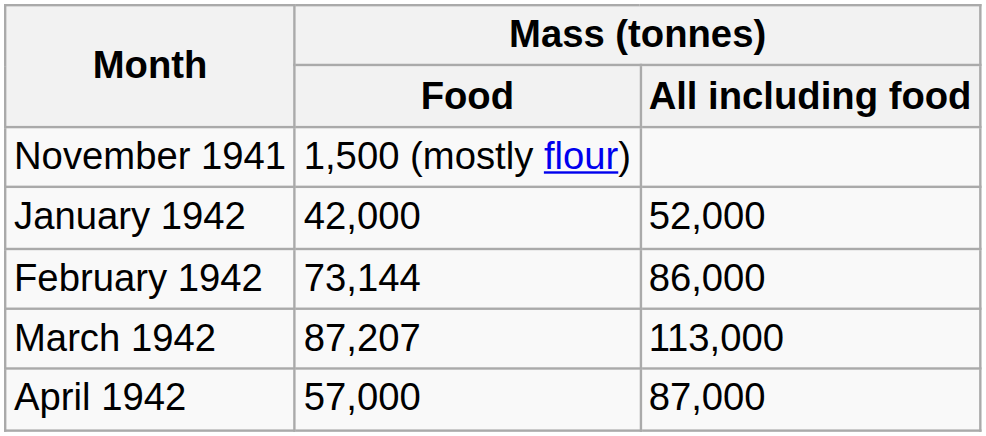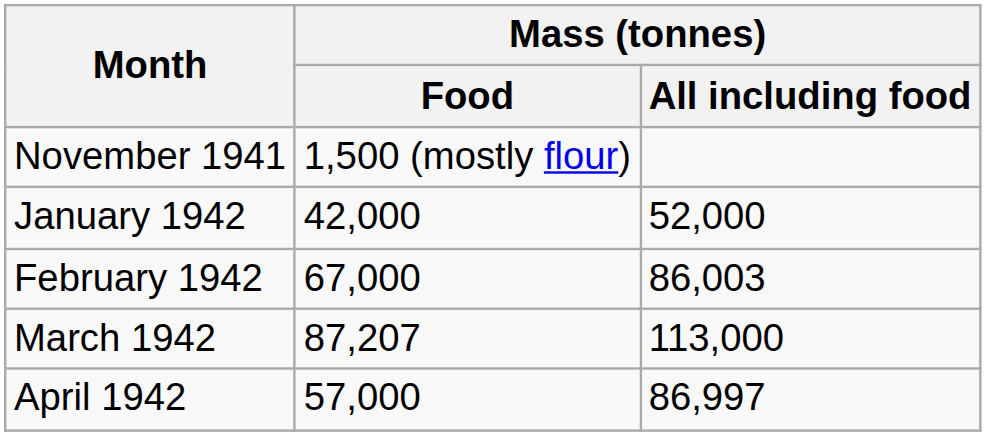(362, 277) 73,144 -> (362, 277) 67,000
(707, 277) 86,000 -> (707, 277) 86,003
(707, 398) 87,000 -> (707, 398) 86,997
